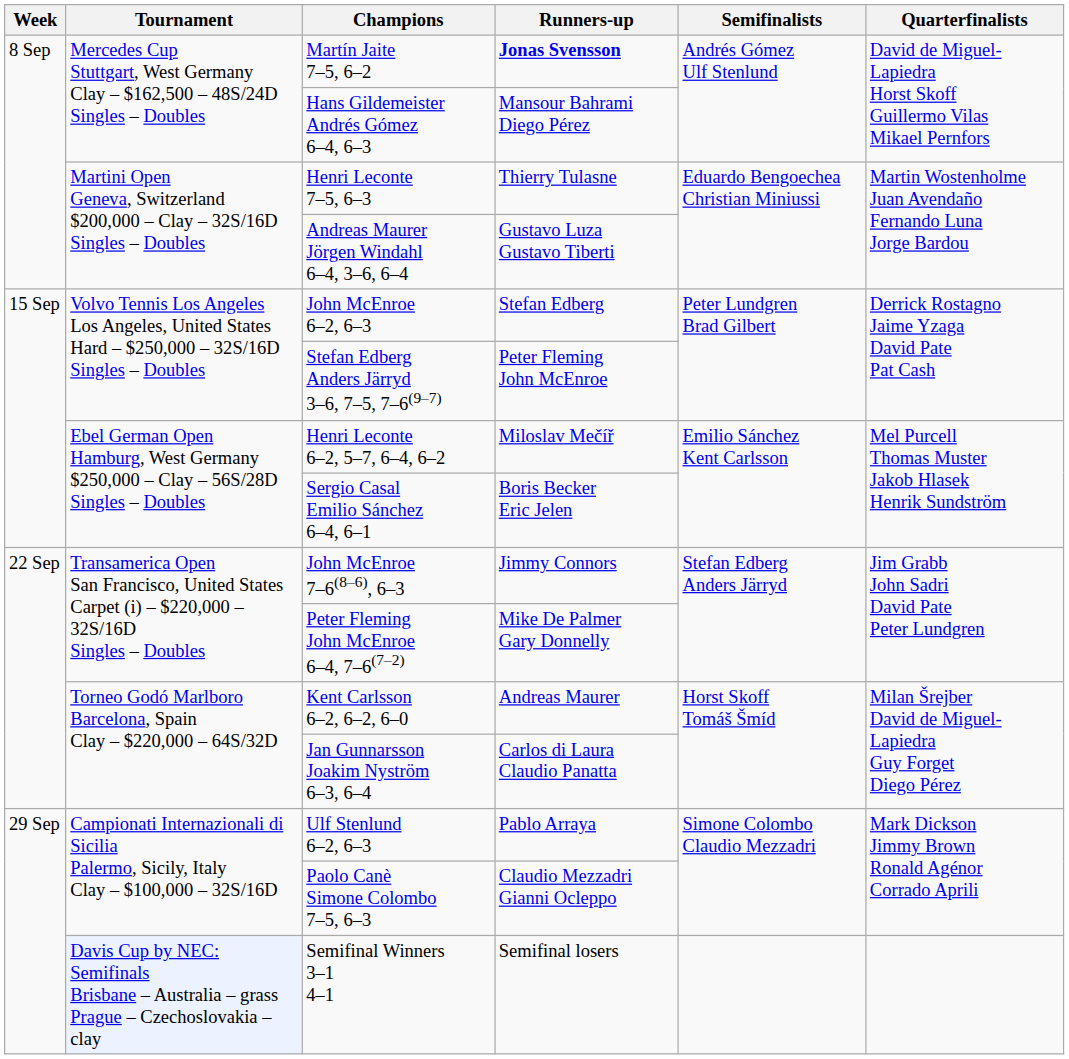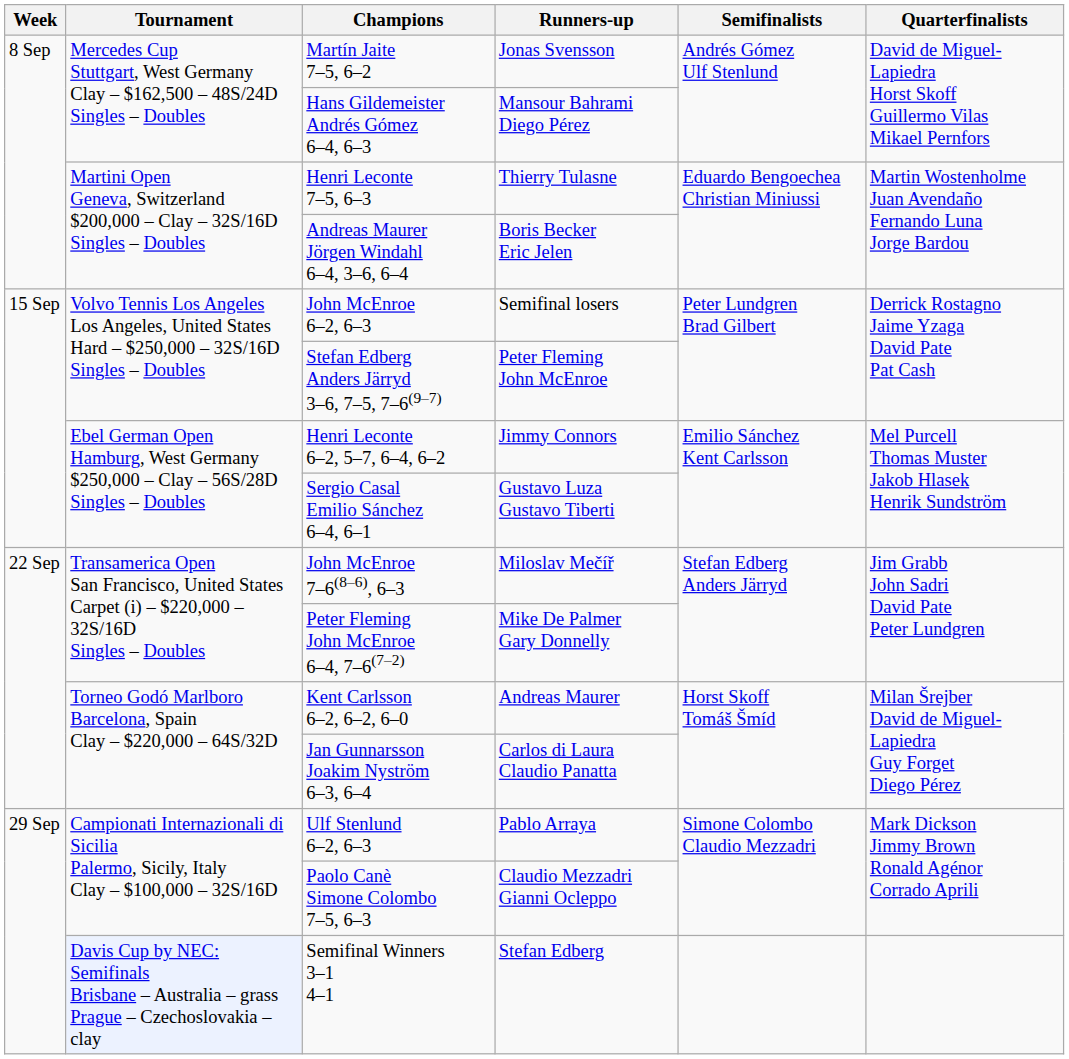(560, 50) bold -> (557, 50) normal
(557, 241) Gustavo Luza Gustavo Tiberti -> (547, 241) Boris Becker Eric Jelen
(551, 304) Stefan Edberg -> (559, 304) Semifinal losers
(556, 435) Miloslav Mečíř -> (558, 435) Jimmy Connors
(547, 498) Boris Becker Eric Jelen -> (557, 498) Gustavo Luza Gustavo Tiberti
(558, 562) Jimmy Connors -> (556, 562) Miloslav Mečíř
(559, 950) Semifinal losers -> (551, 950) Stefan Edberg
